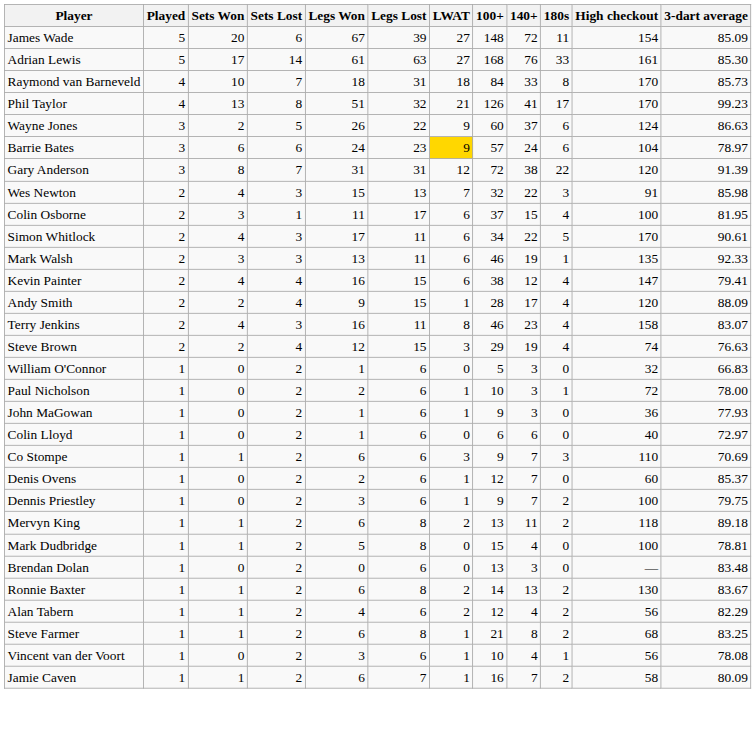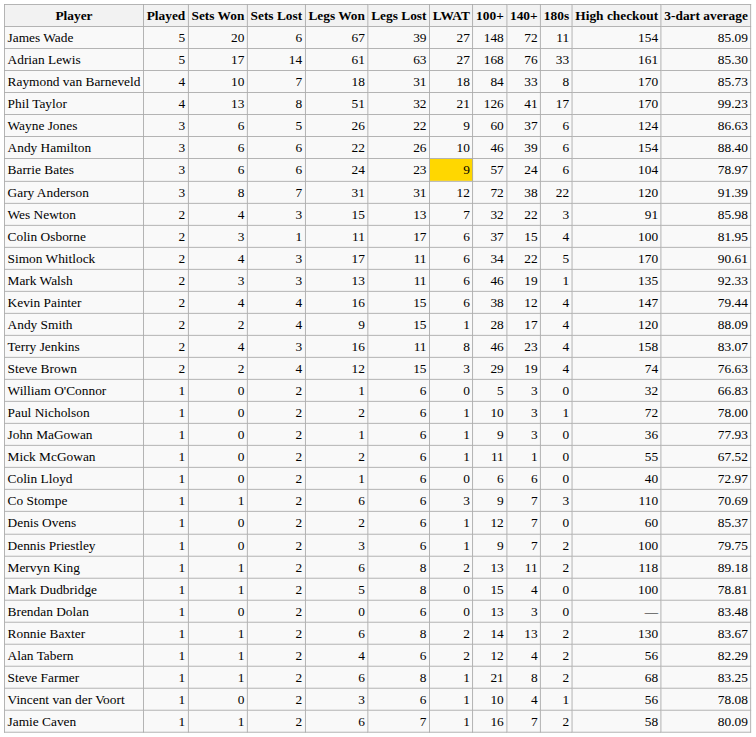(241, 125) 2 -> (241, 125) 6
+ row: (49, 148)
(733, 280) 79.41 -> (733, 302) 79.44
+ row: (52, 456)
